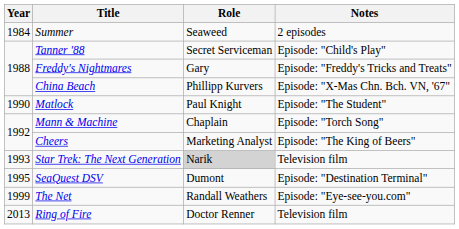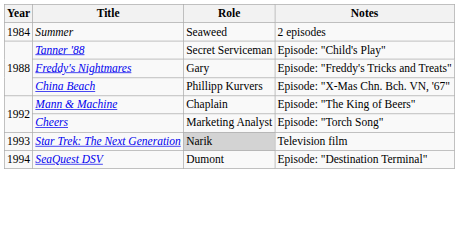- row: (54, 104)
(330, 123) Episode: "Torch Song" -> (347, 104) Episode: "The King of Beers"
(347, 141) Episode: "The King of Beers" -> (330, 123) Episode: "Torch Song"
(19, 178) 1995 -> (19, 159) 1994
- row: (53, 196)
- row: (63, 214)
